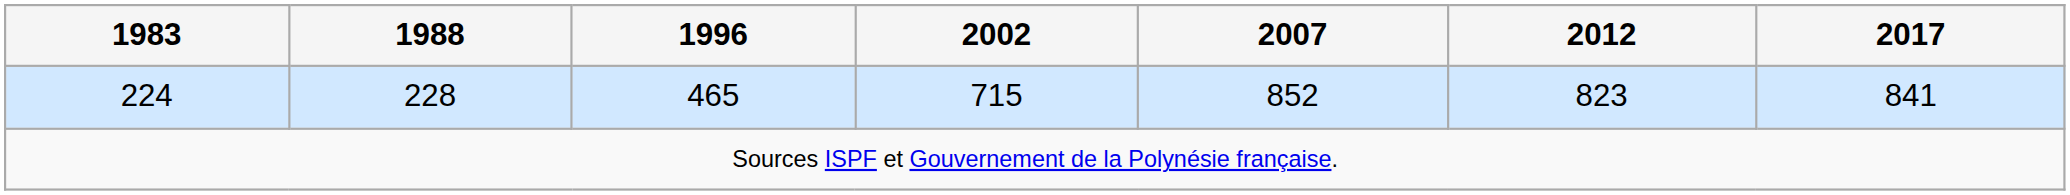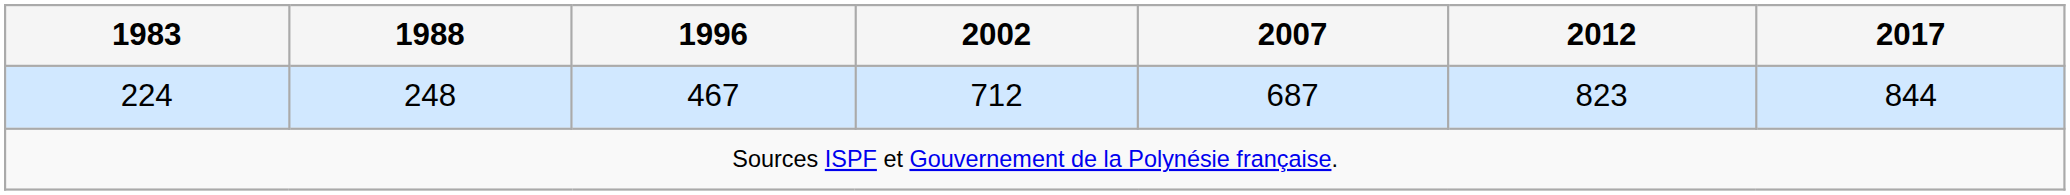(430, 96) 228 -> (430, 96) 248
(713, 96) 465 -> (713, 96) 467
(996, 96) 715 -> (996, 96) 712
(1293, 96) 852 -> (1293, 96) 687
(1911, 96) 841 -> (1911, 96) 844
